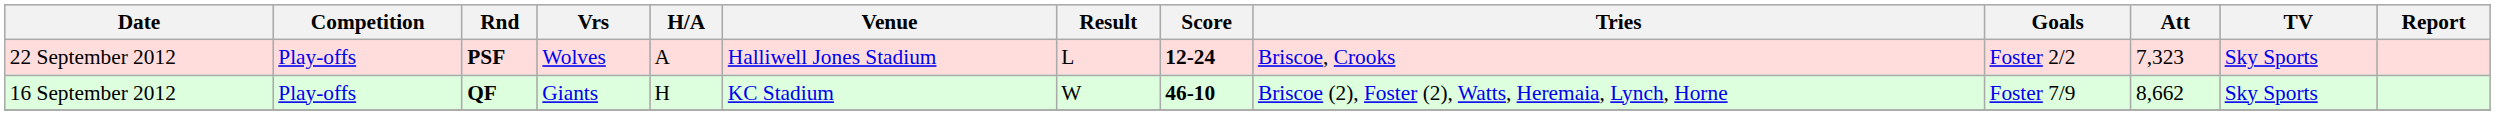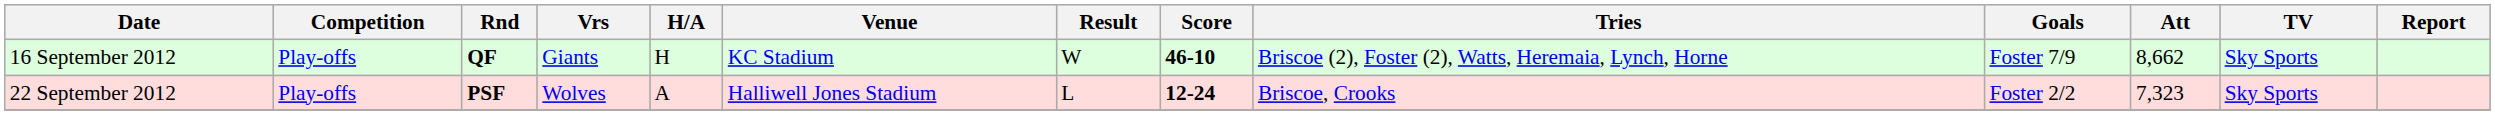rows swapped: (93, 92) <-> (93, 56)
